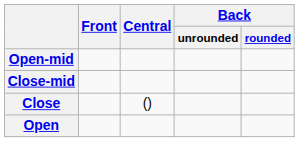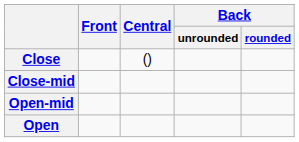rows swapped: (41, 103) <-> (41, 59)
